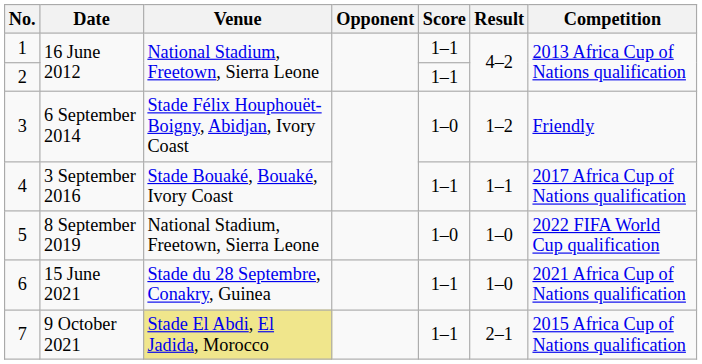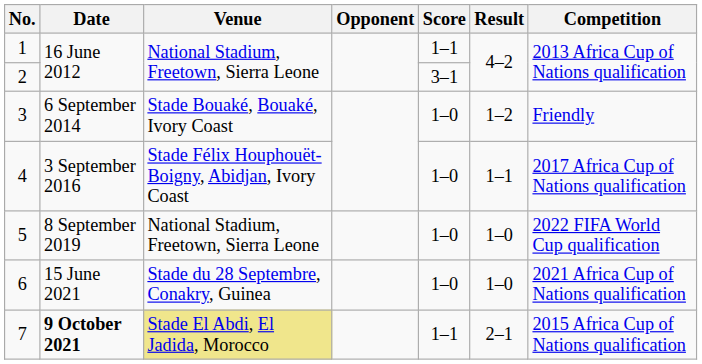(444, 76) 1–1 -> (444, 76) 3–1
(235, 126) Stade Félix Houphouët-Boigny, Abidjan, Ivory Coast -> (232, 116) Stade Bouaké, Bouaké, Ivory Coast
(232, 185) Stade Bouaké, Bouaké, Ivory Coast -> (235, 175) Stade Félix Houphouët-Boigny, Abidjan, Ivory Coast
(444, 185) 1–1 -> (444, 175) 1–0
(444, 284) 1–1 -> (444, 284) 1–0
(80, 334) normal -> (83, 334) bold
